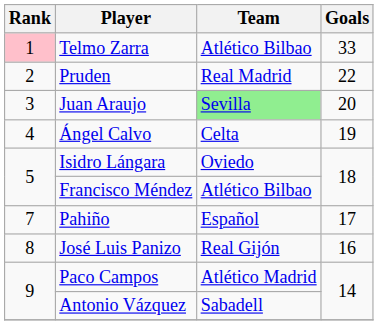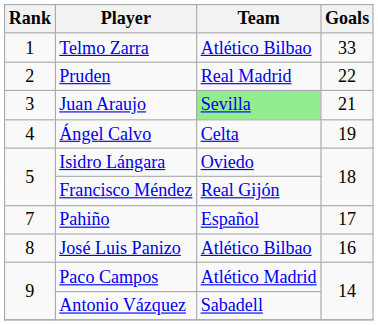(30, 47) pink background -> (30, 47) no background
(347, 104) 20 -> (347, 104) 21
(256, 190) Atlético Bilbao -> (240, 190) Real Gijón
(240, 248) Real Gijón -> (256, 248) Atlético Bilbao
